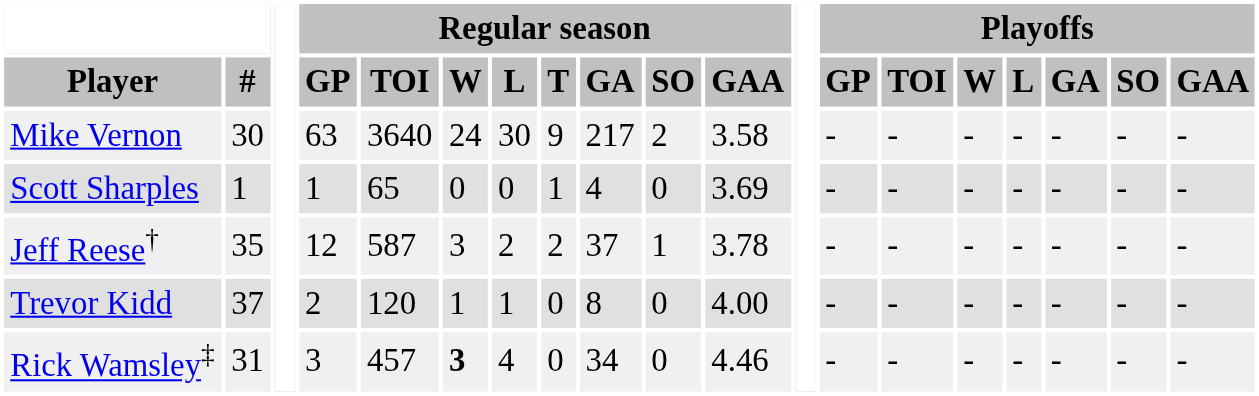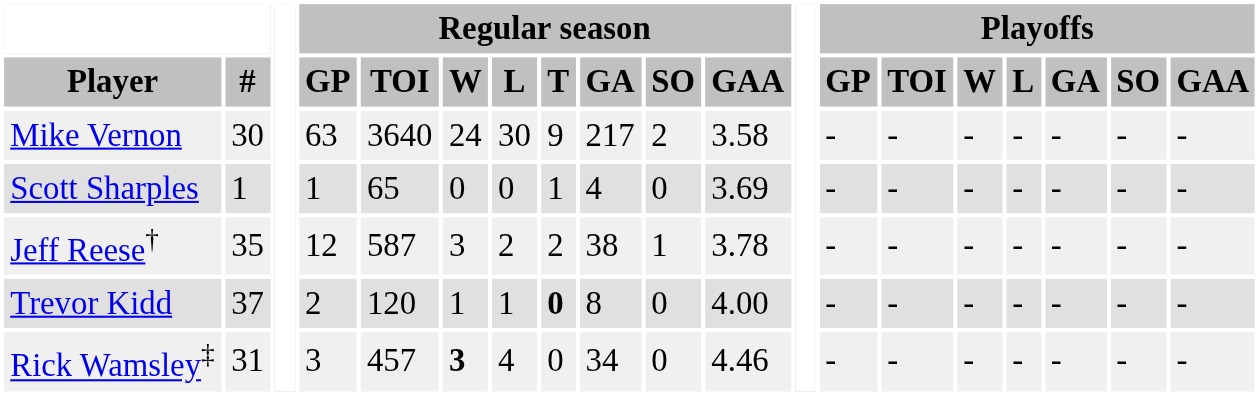(602, 245) 37 -> (602, 245) 38
(555, 303) normal -> (555, 303) bold
